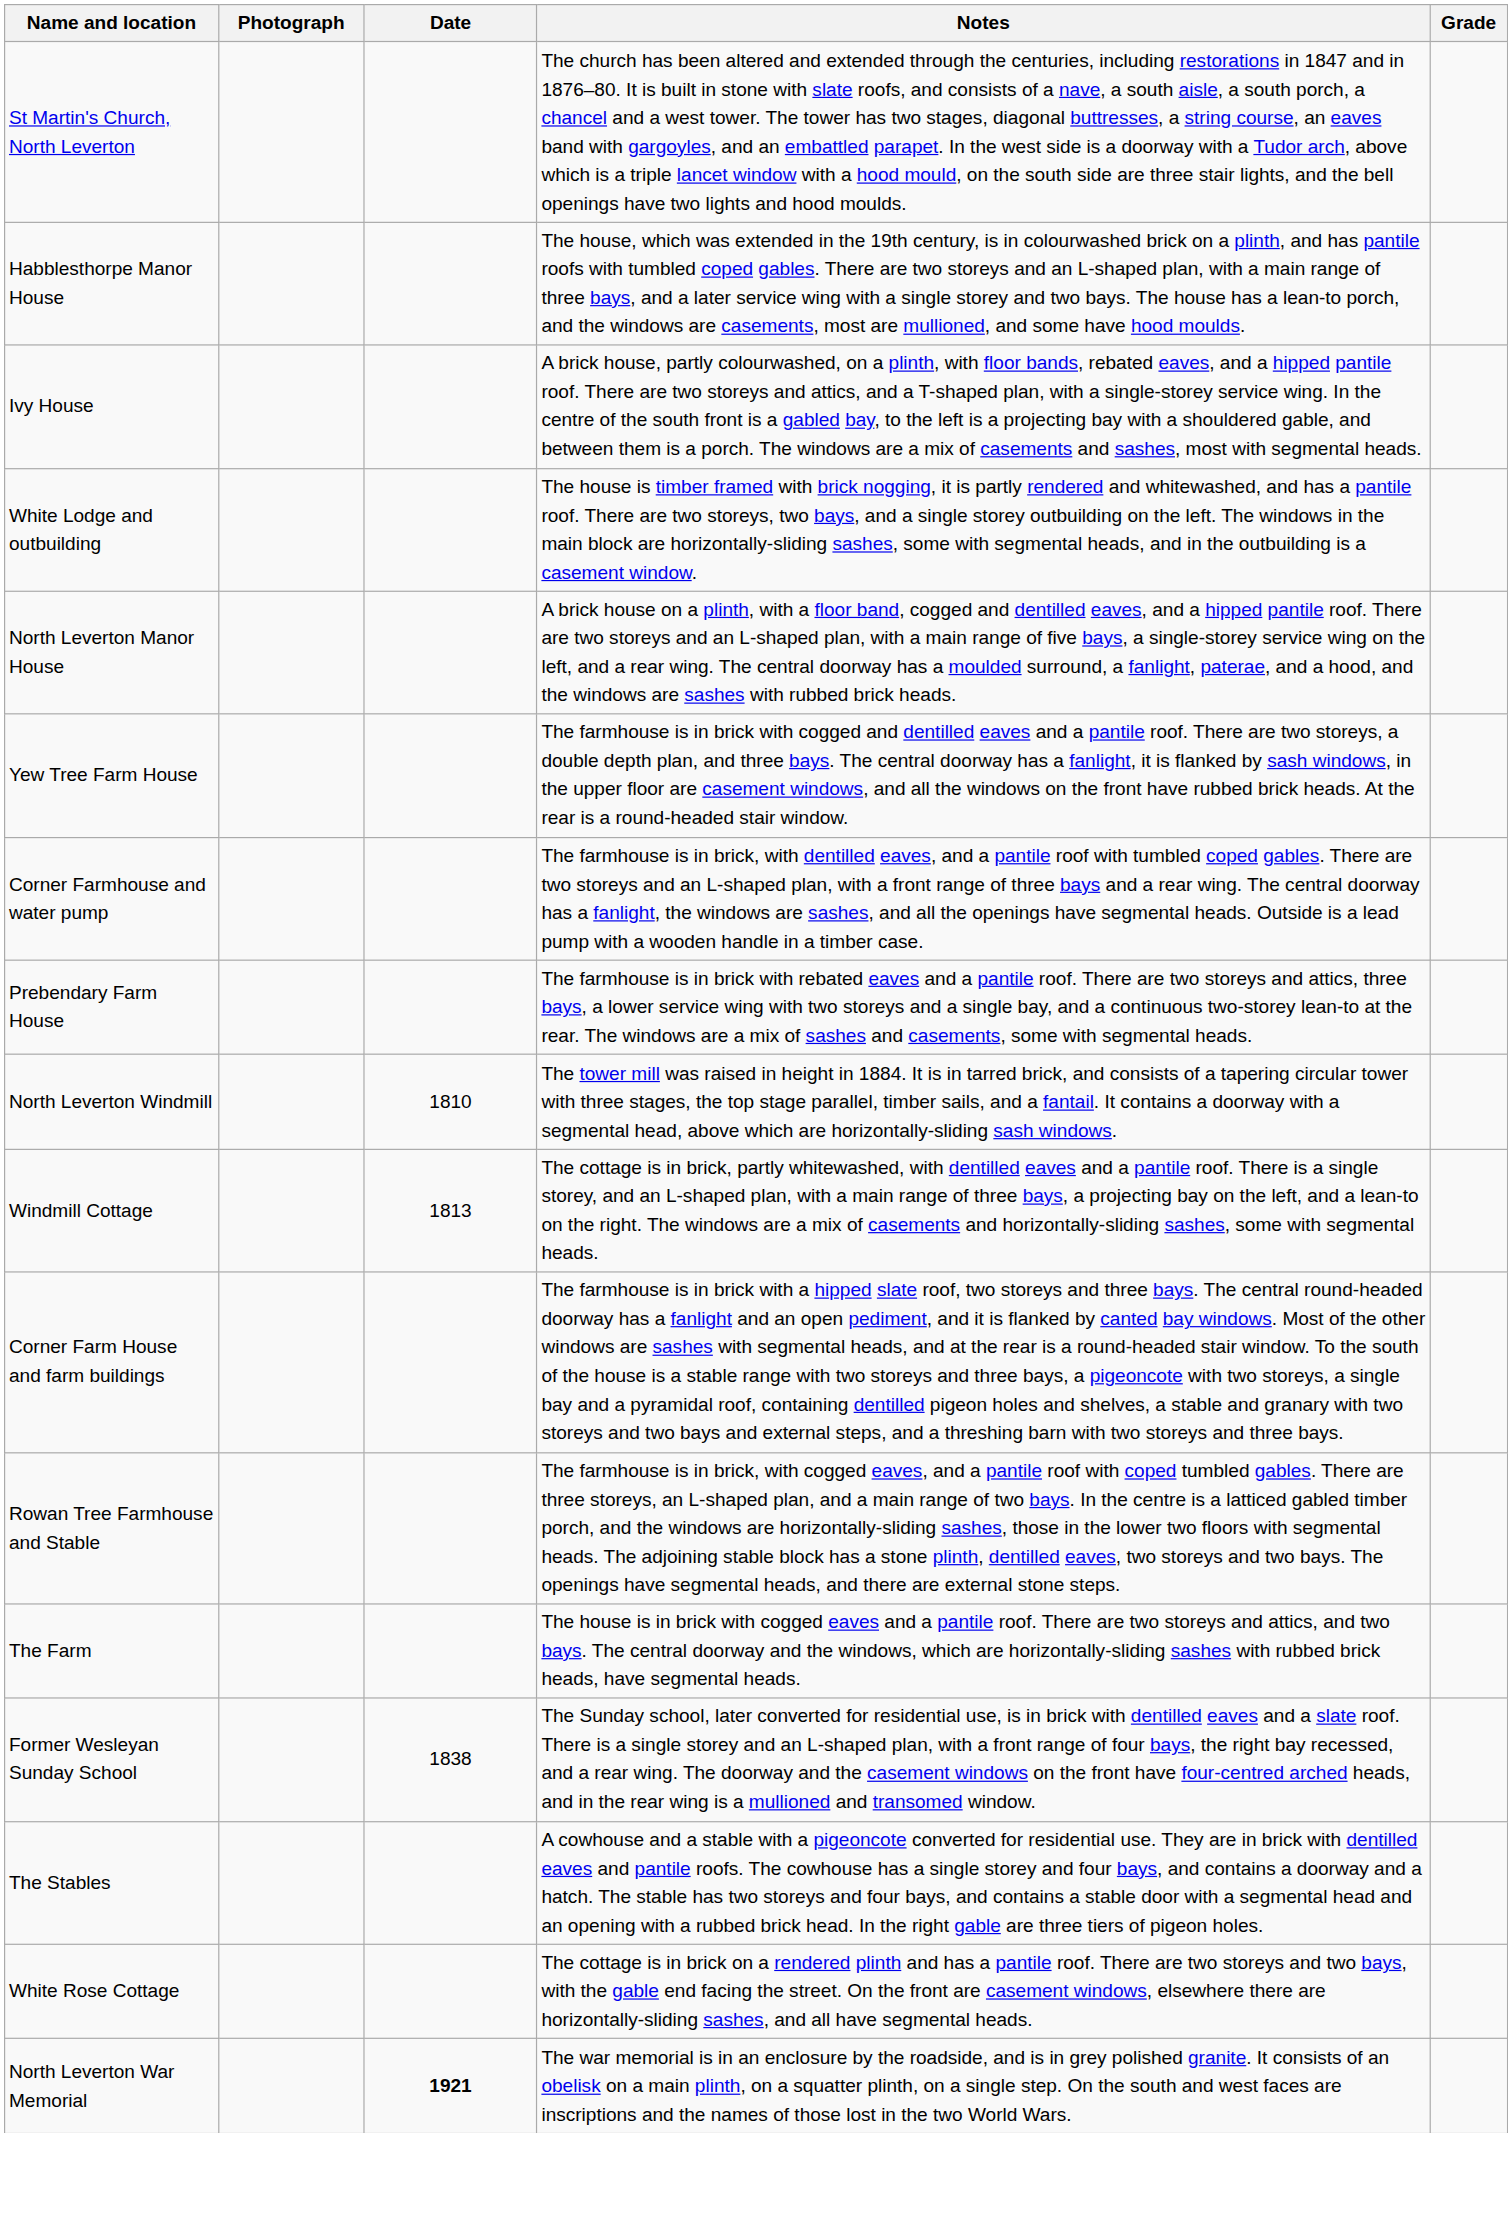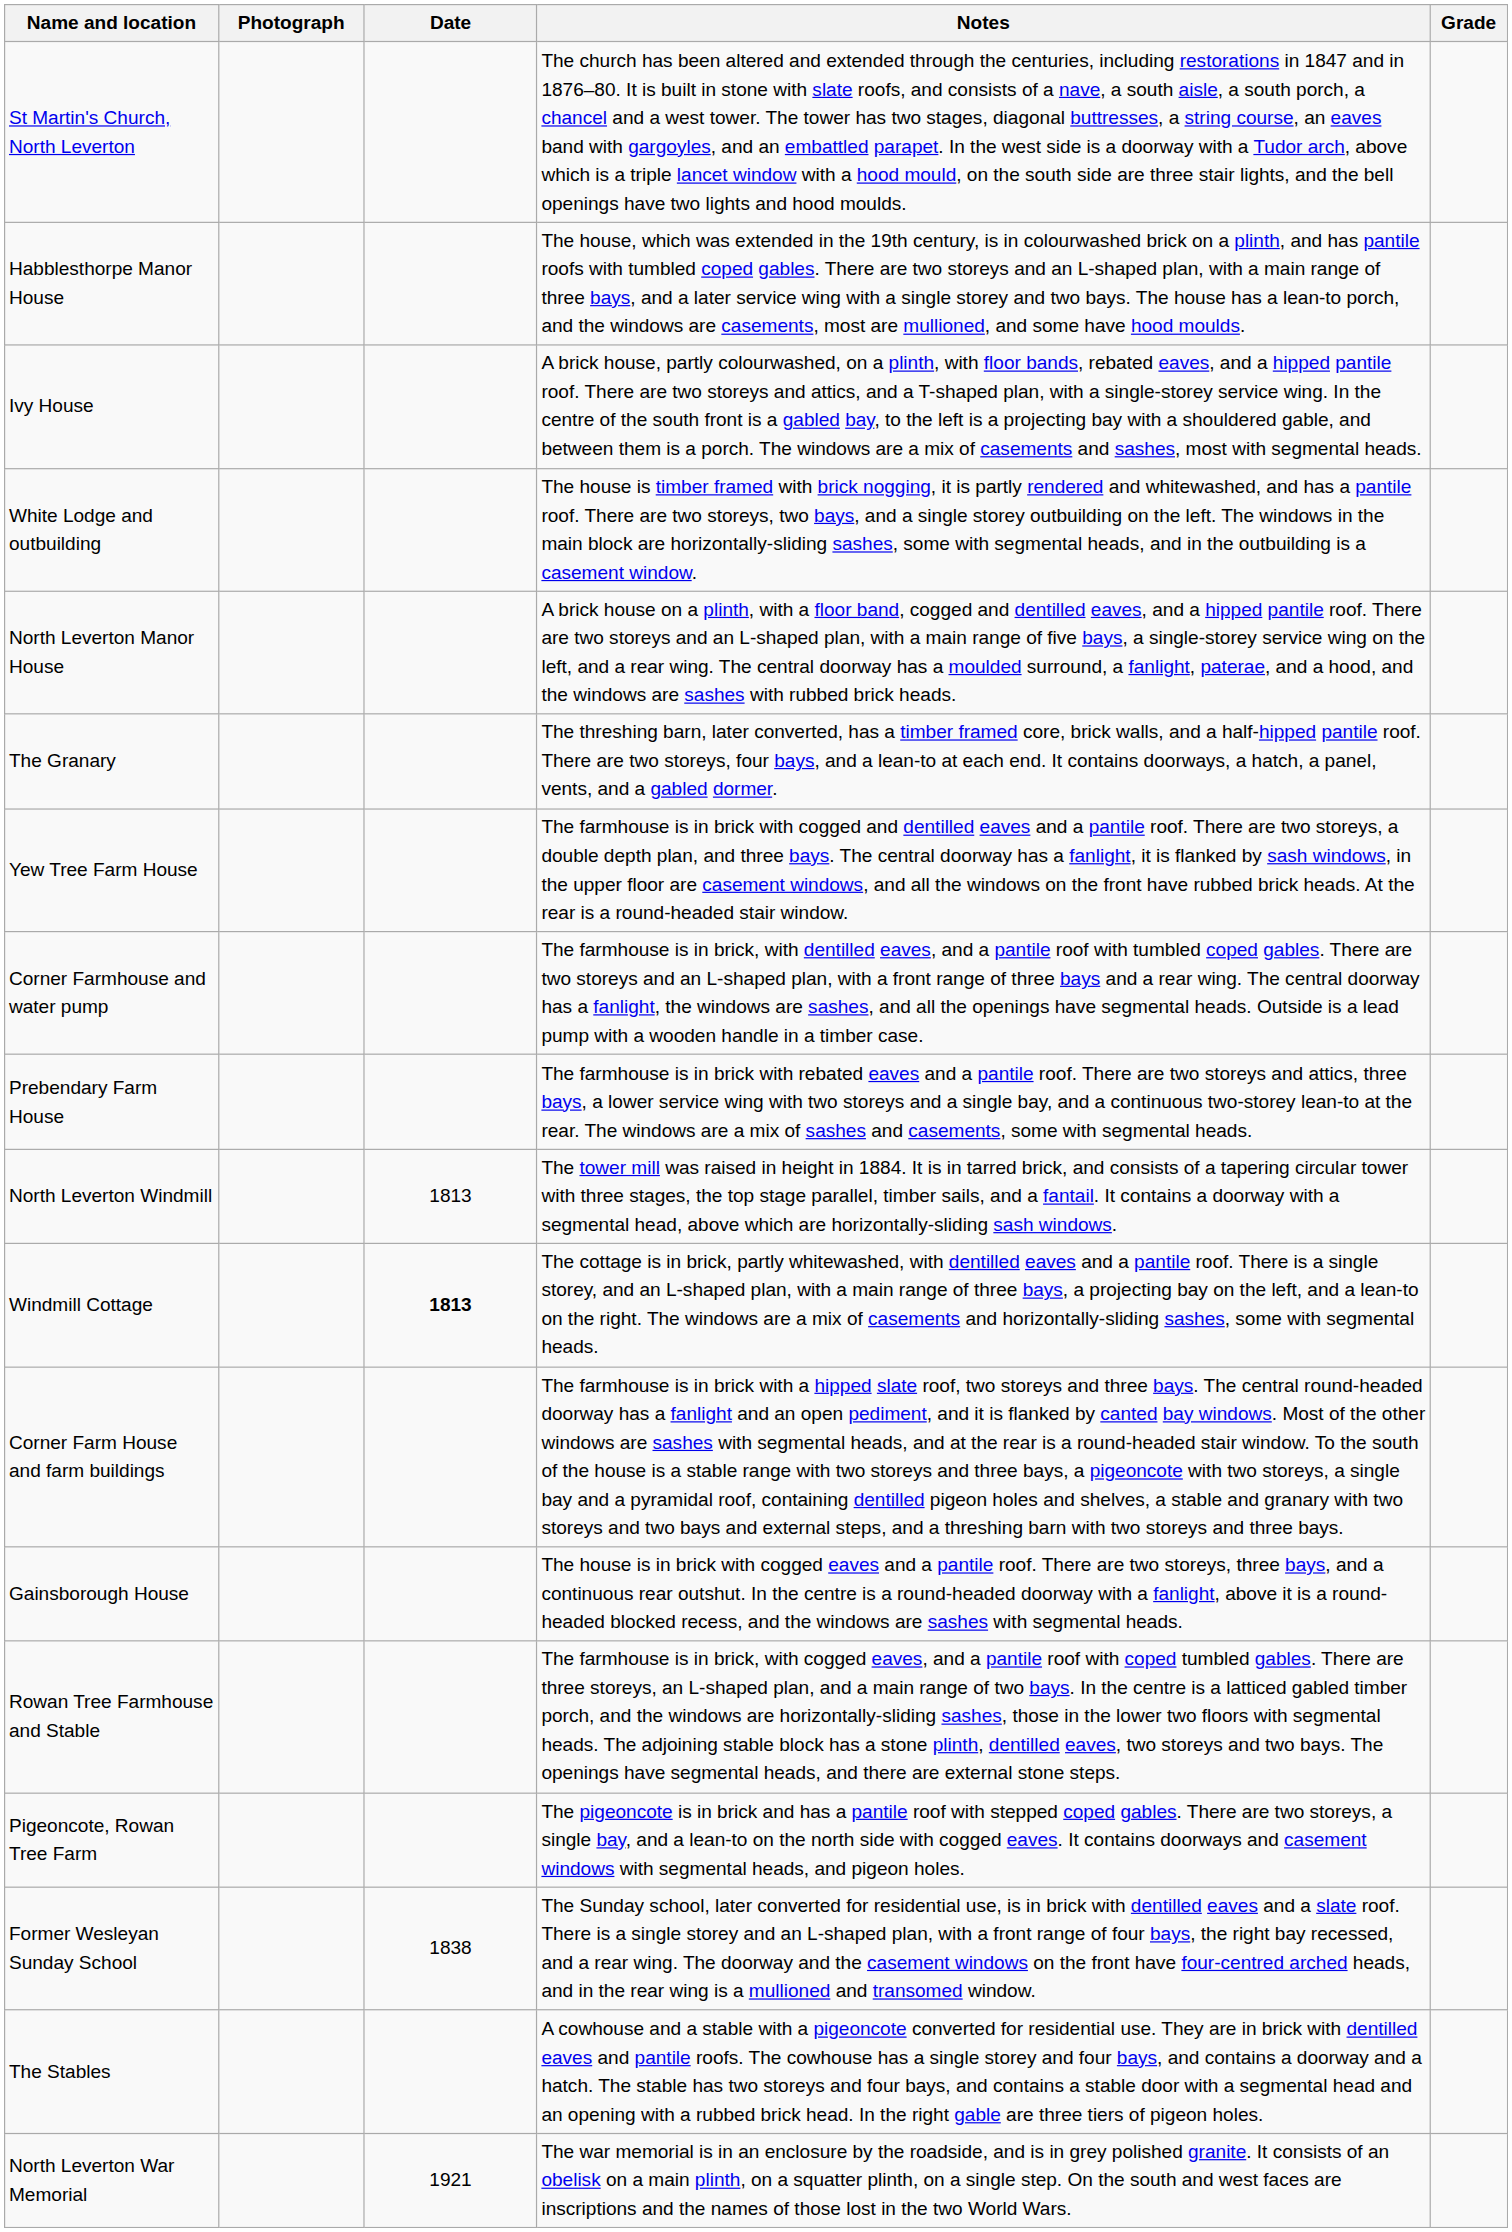+ row: (62, 761)
(451, 1101) 1810 -> (451, 1196) 1813
(451, 1210) normal -> (451, 1304) bold
+ row: (99, 1593)
+ row: (92, 1839)
- row: (50, 1650)
- row: (94, 1991)
(451, 2085) bold -> (451, 2180) normal
